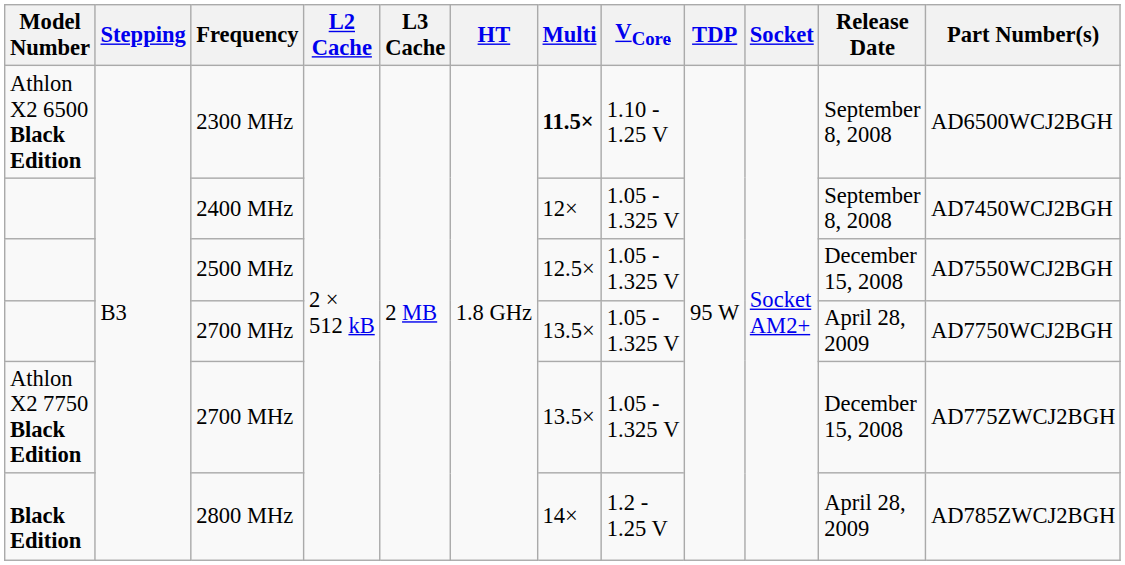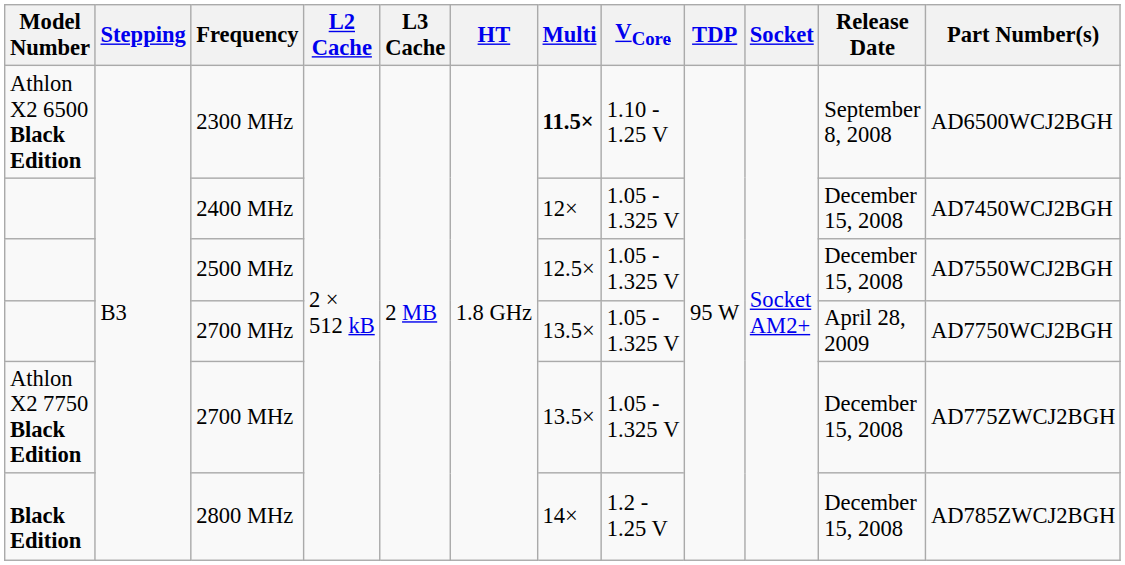(872, 208) September 8, 2008 -> (870, 208) December 15, 2008
(865, 516) April 28, 2009 -> (870, 516) December 15, 2008
